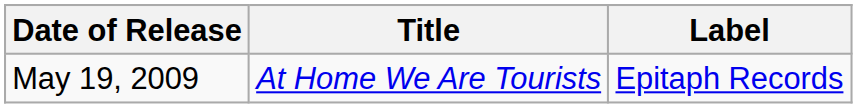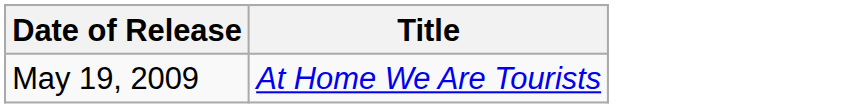- column: (729, 30)
